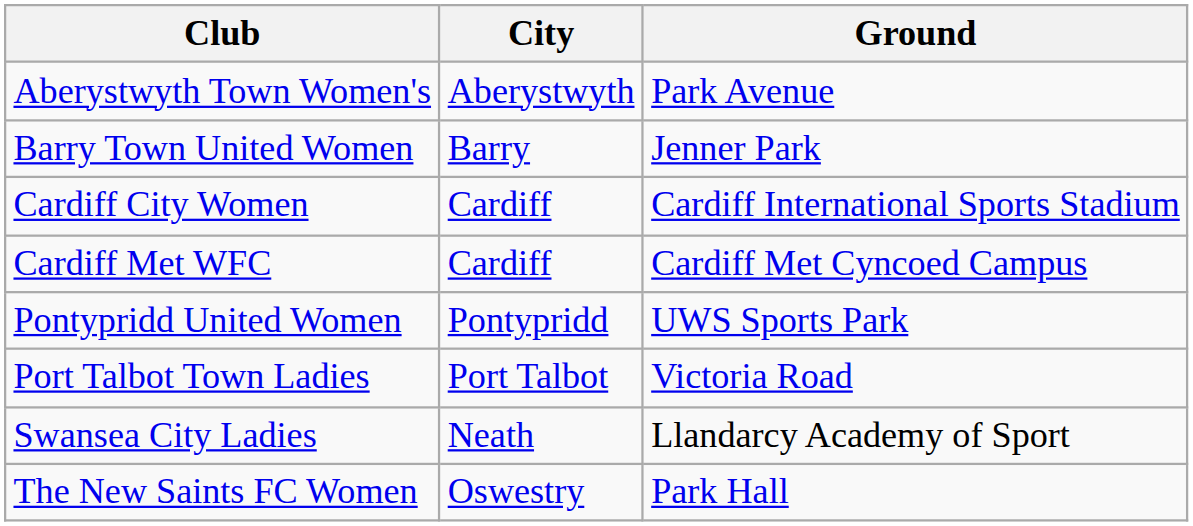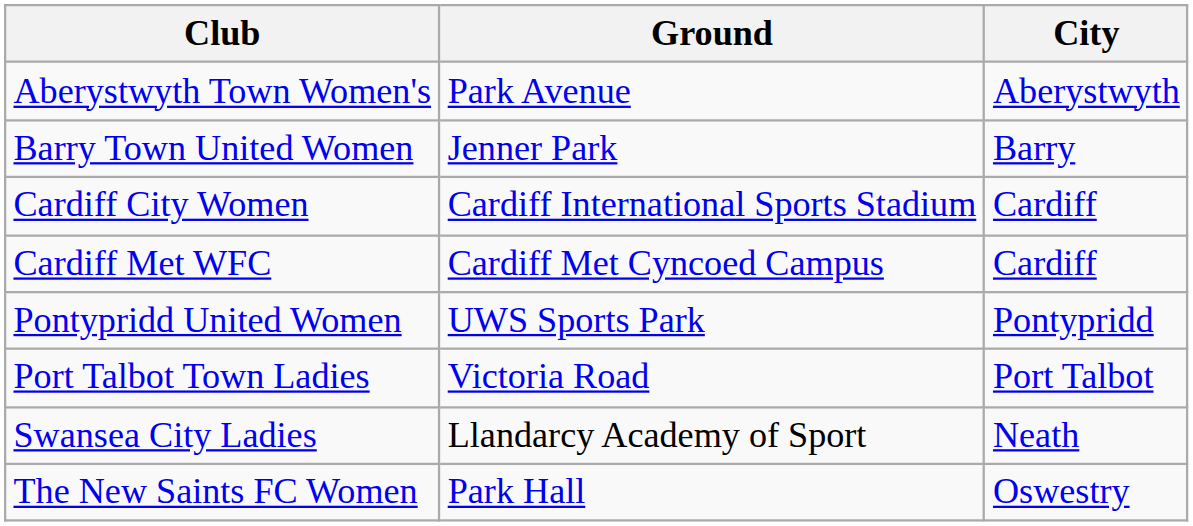columns swapped: (541, 33) <-> (915, 33)
